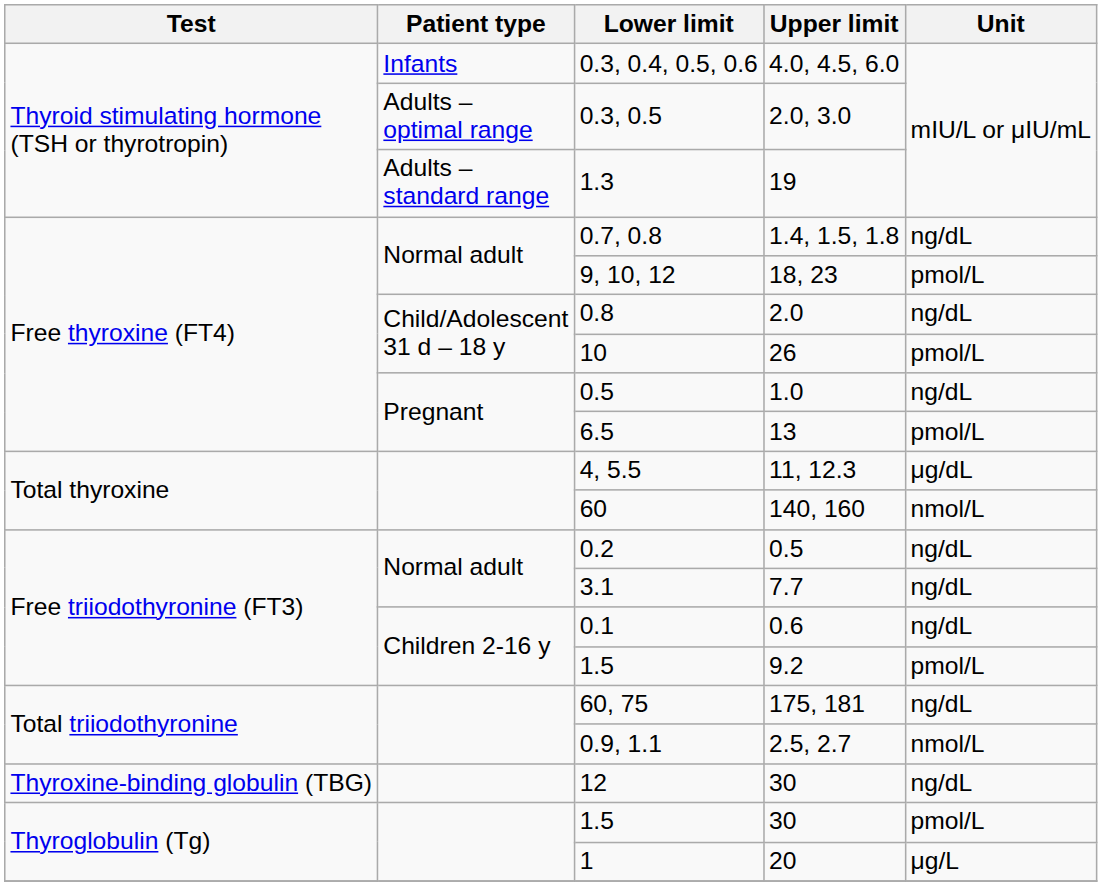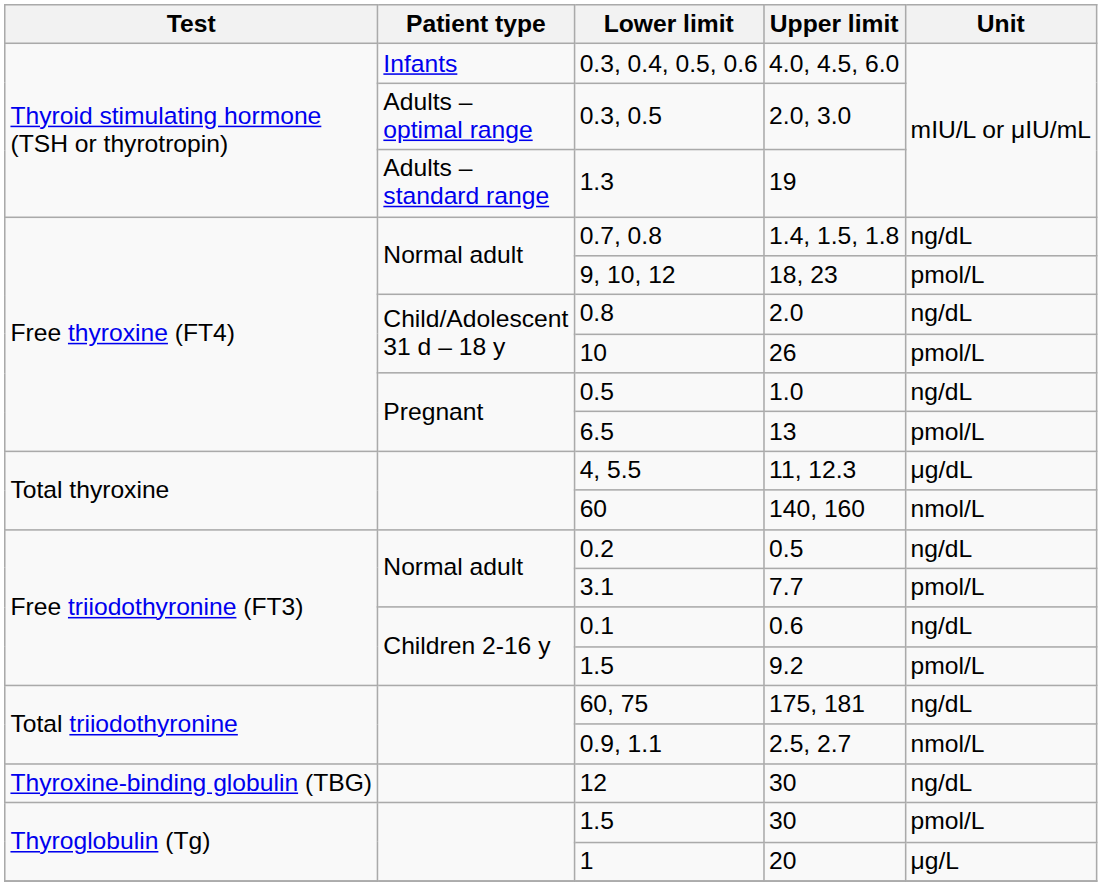(941, 587) ng/dL -> (948, 587) pmol/L
